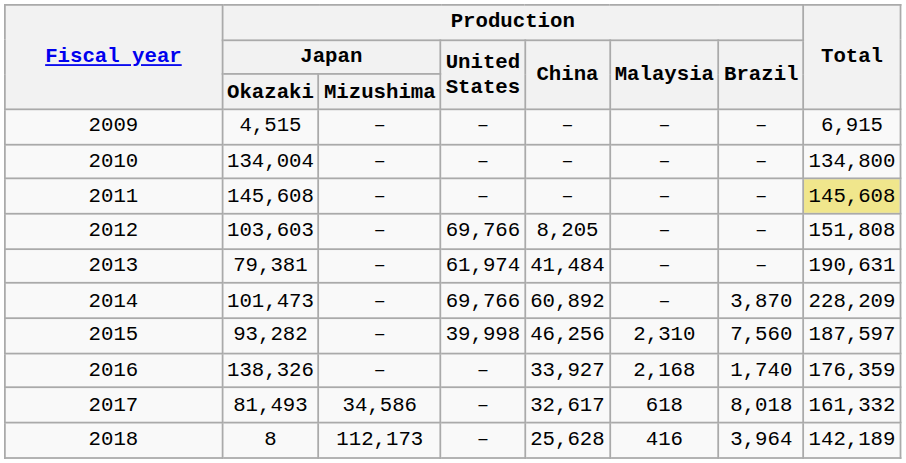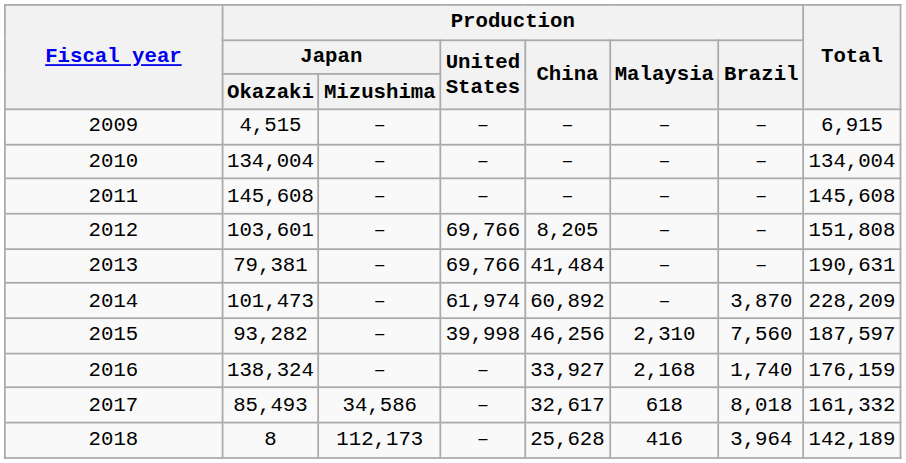(852, 161) 134,800 -> (852, 161) 134,004
(852, 196) khaki background -> (852, 196) no background
(270, 231) 103,603 -> (270, 231) 103,601
(483, 266) 61,974 -> (483, 266) 69,766
(483, 300) 69,766 -> (483, 300) 61,974
(270, 370) 138,326 -> (270, 370) 138,324
(852, 370) 176,359 -> (852, 370) 176,159
(270, 405) 81,493 -> (270, 405) 85,493
